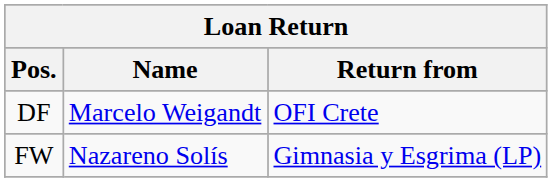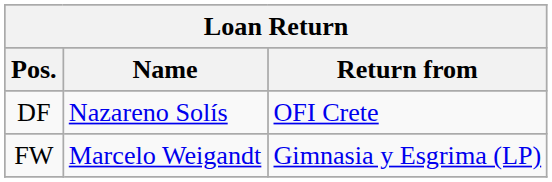(165, 112) Marcelo Weigandt -> (148, 112) Nazareno Solís
(148, 155) Nazareno Solís -> (165, 155) Marcelo Weigandt
